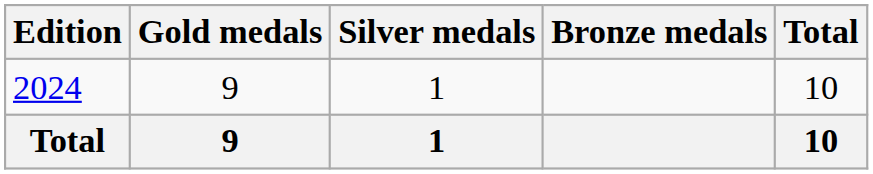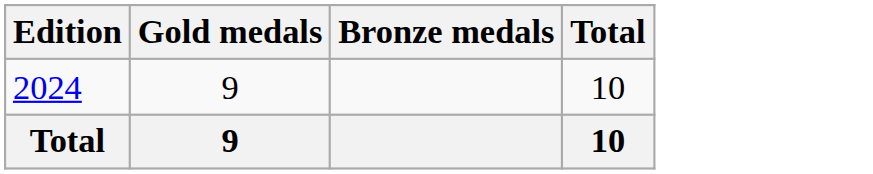- column: (437, 31)
